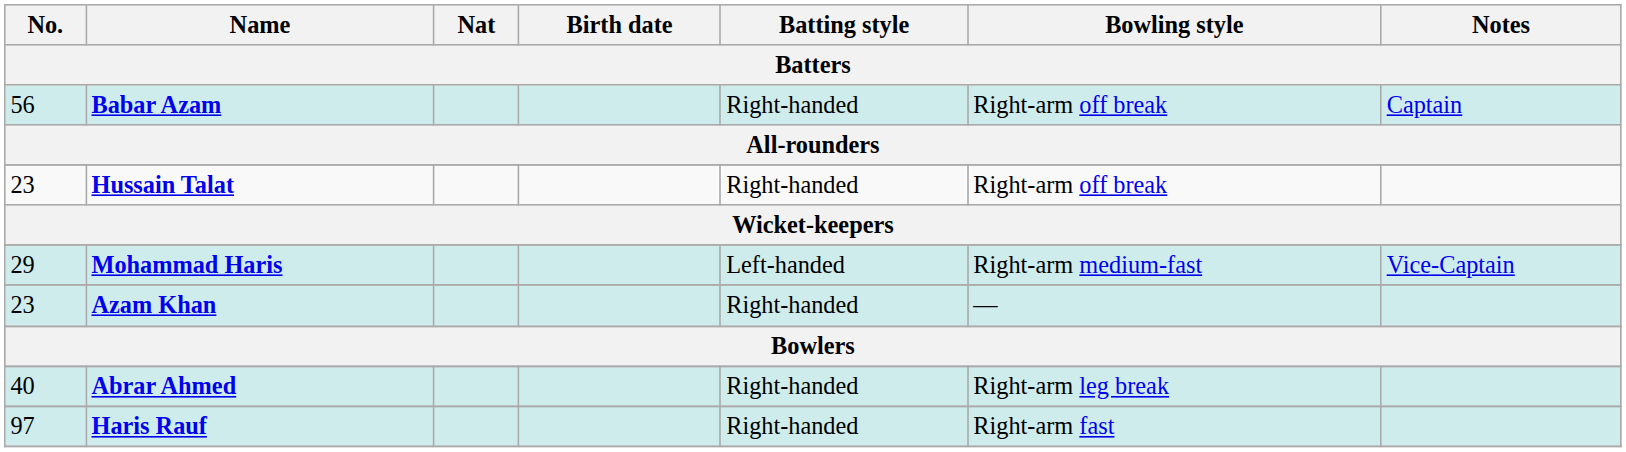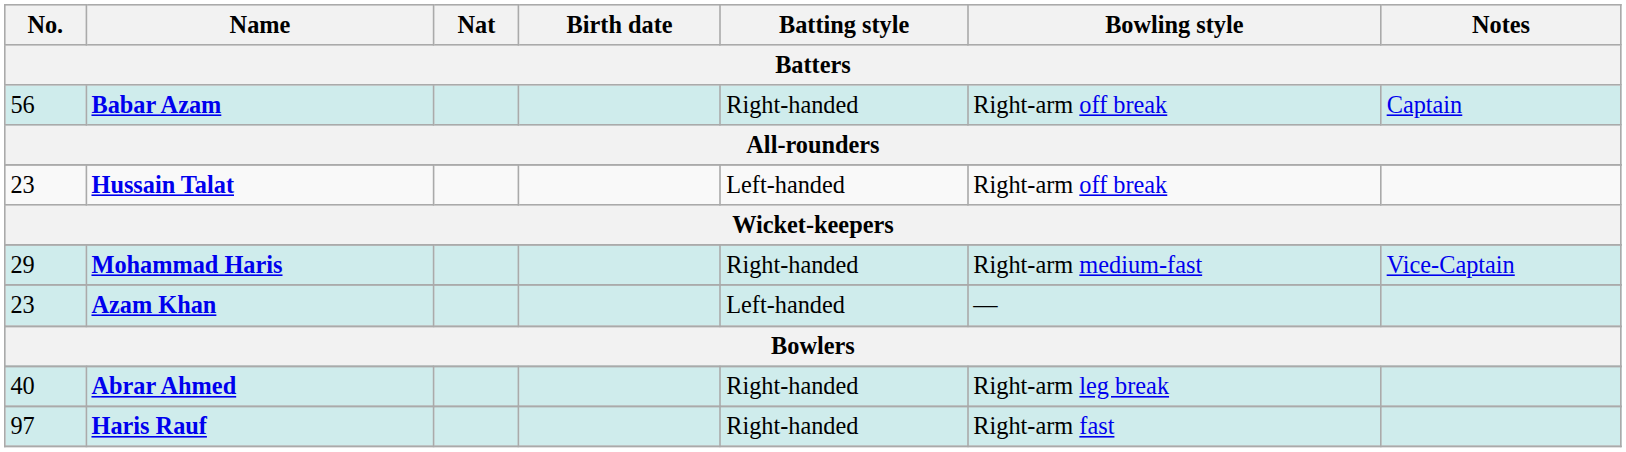(792, 185) Right-handed -> (786, 185) Left-handed
(786, 265) Left-handed -> (792, 265) Right-handed
(792, 305) Right-handed -> (786, 305) Left-handed
